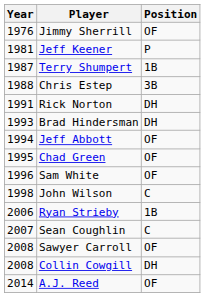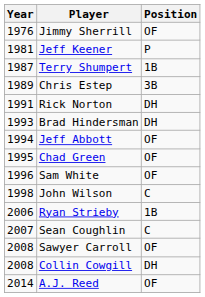(20, 85) 1988 -> (20, 85) 1989
